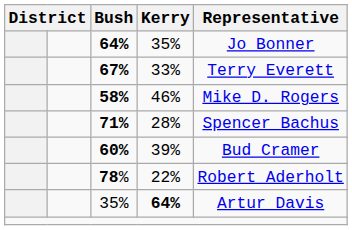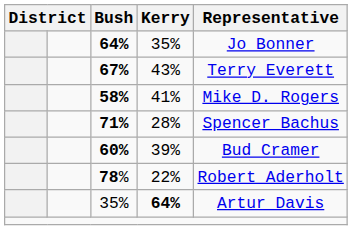(165, 71) 33% -> (165, 71) 43%
(165, 97) 46% -> (165, 97) 41%
